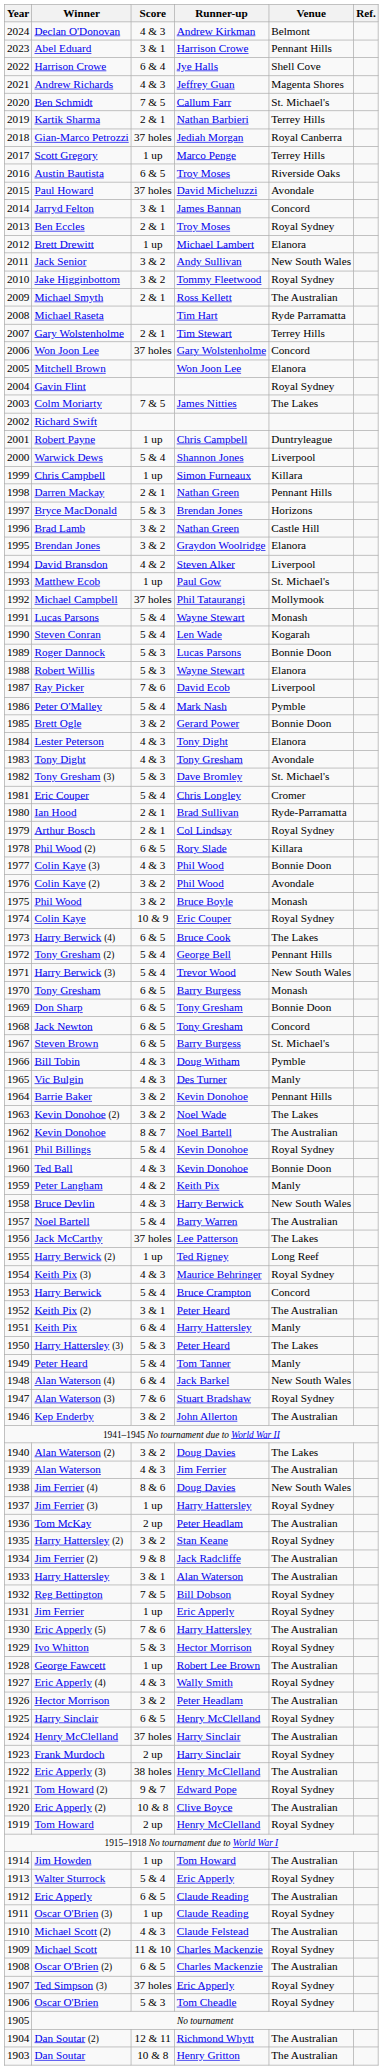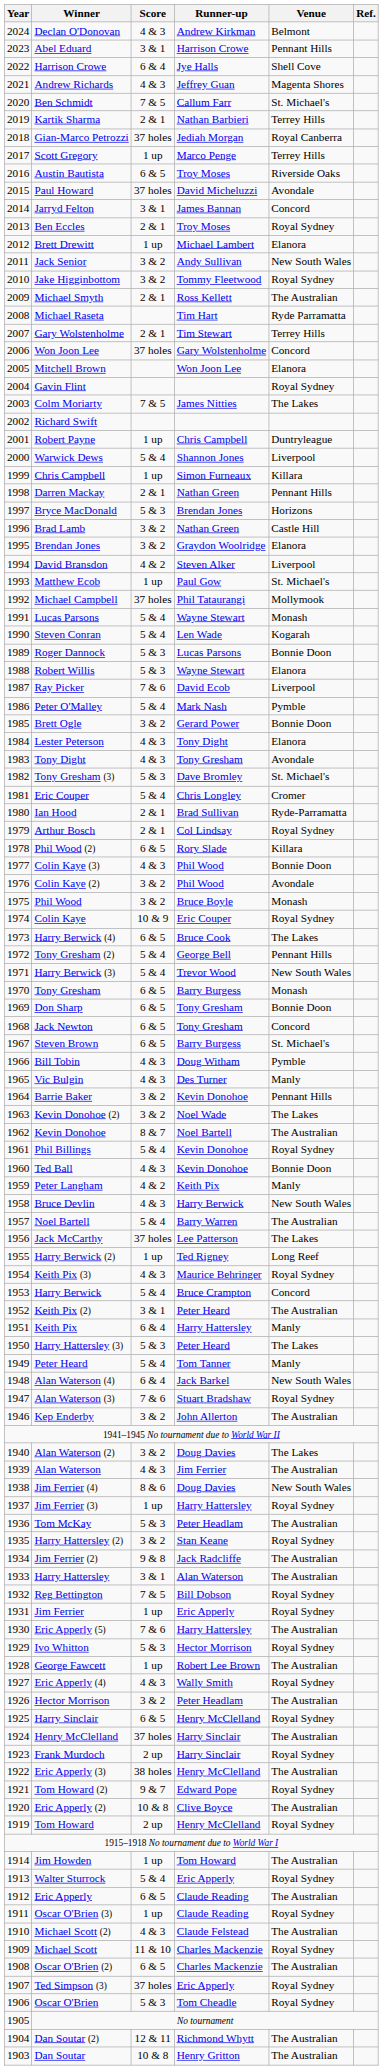(153, 1523) 2 up -> (153, 1523) 5 & 3
